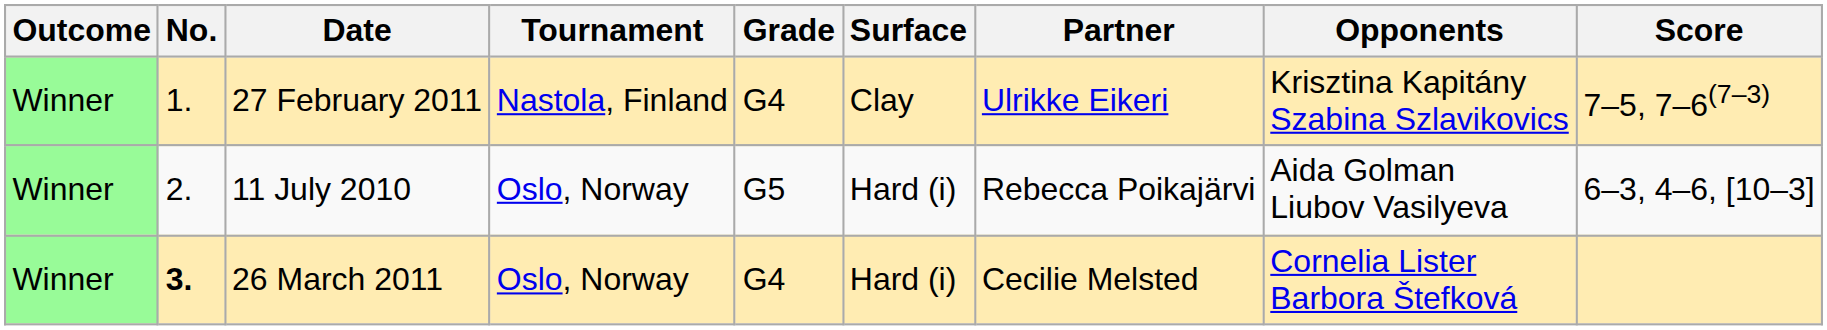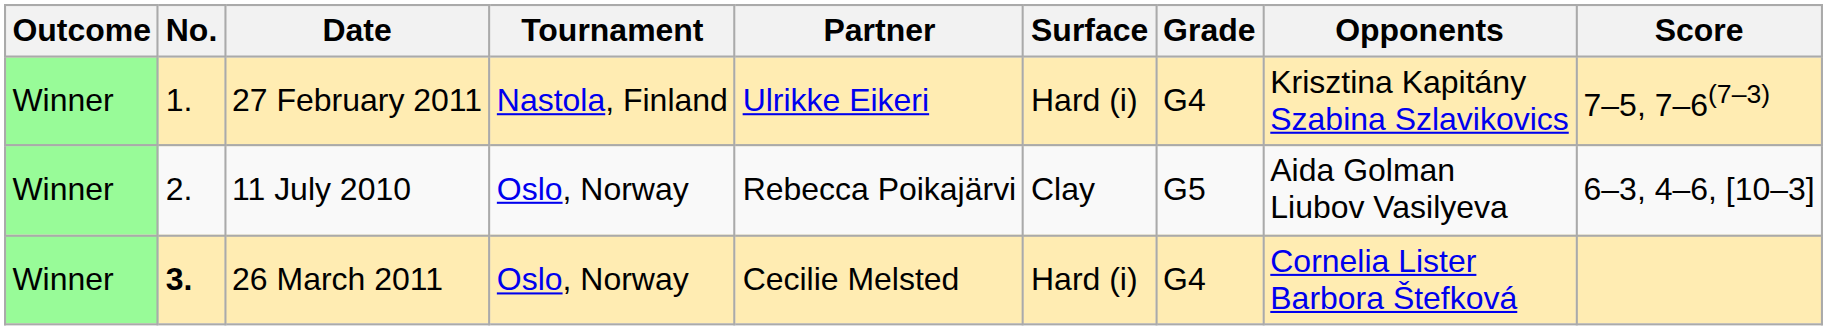columns swapped: (789, 29) <-> (1119, 29)
(882, 100) Clay -> (1084, 100) Hard (i)
(903, 189) Hard (i) -> (1063, 189) Clay
